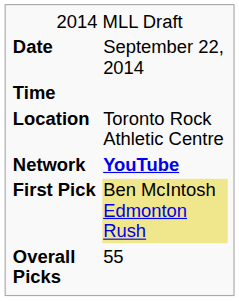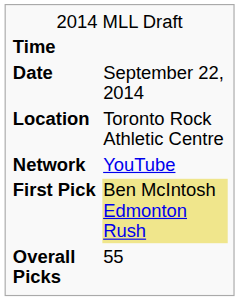rows swapped: (33, 47) <-> (34, 93)
(141, 165) bold -> (139, 165) normal
